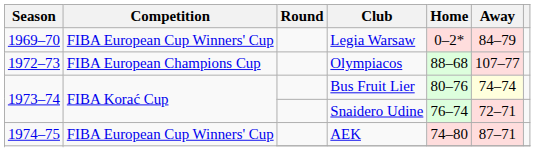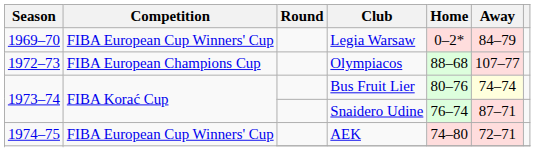(497, 110) 72–71 -> (497, 110) 87–71
(497, 134) 87–71 -> (497, 134) 72–71
